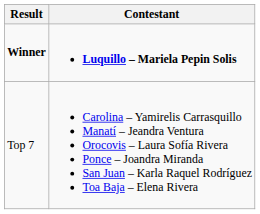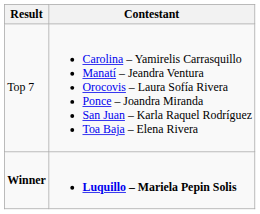rows swapped: (26, 52) <-> (21, 145)
